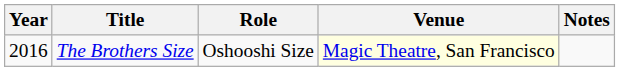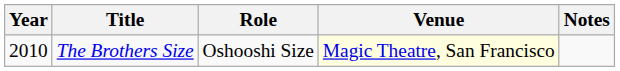(28, 50) 2016 -> (28, 50) 2010
